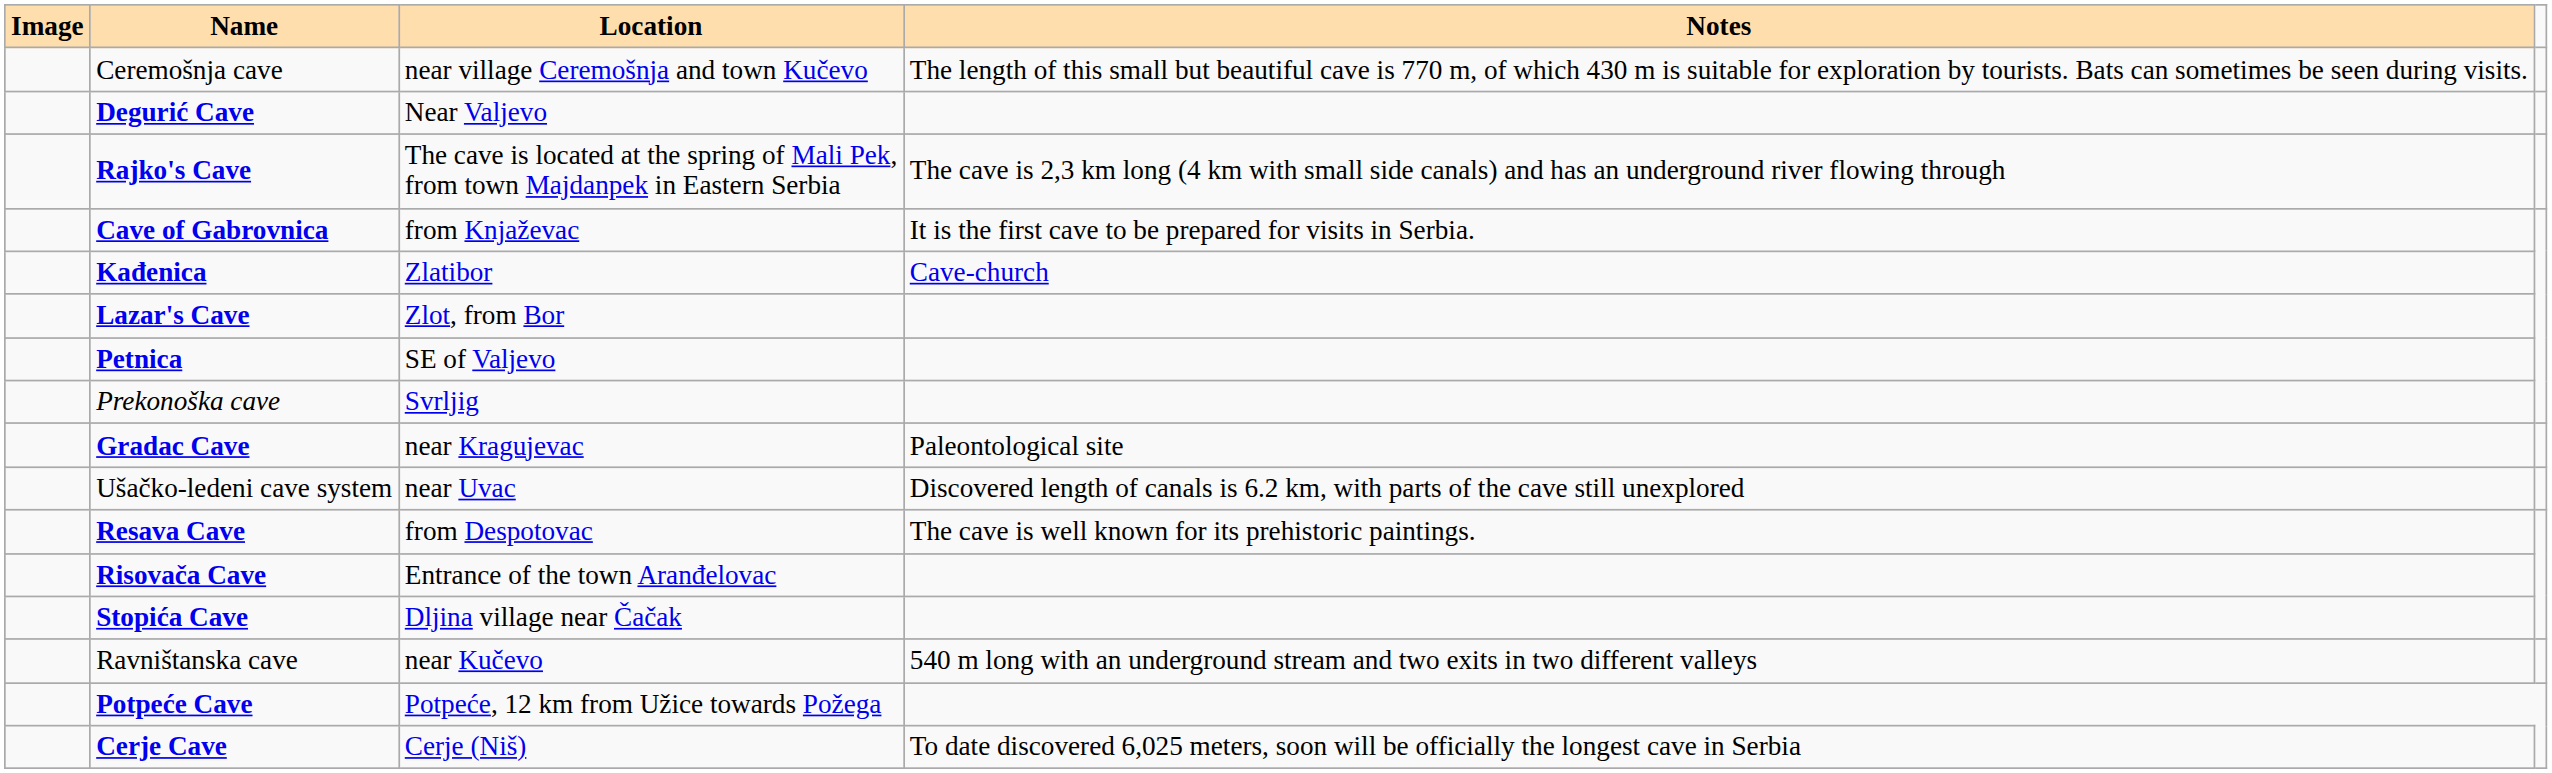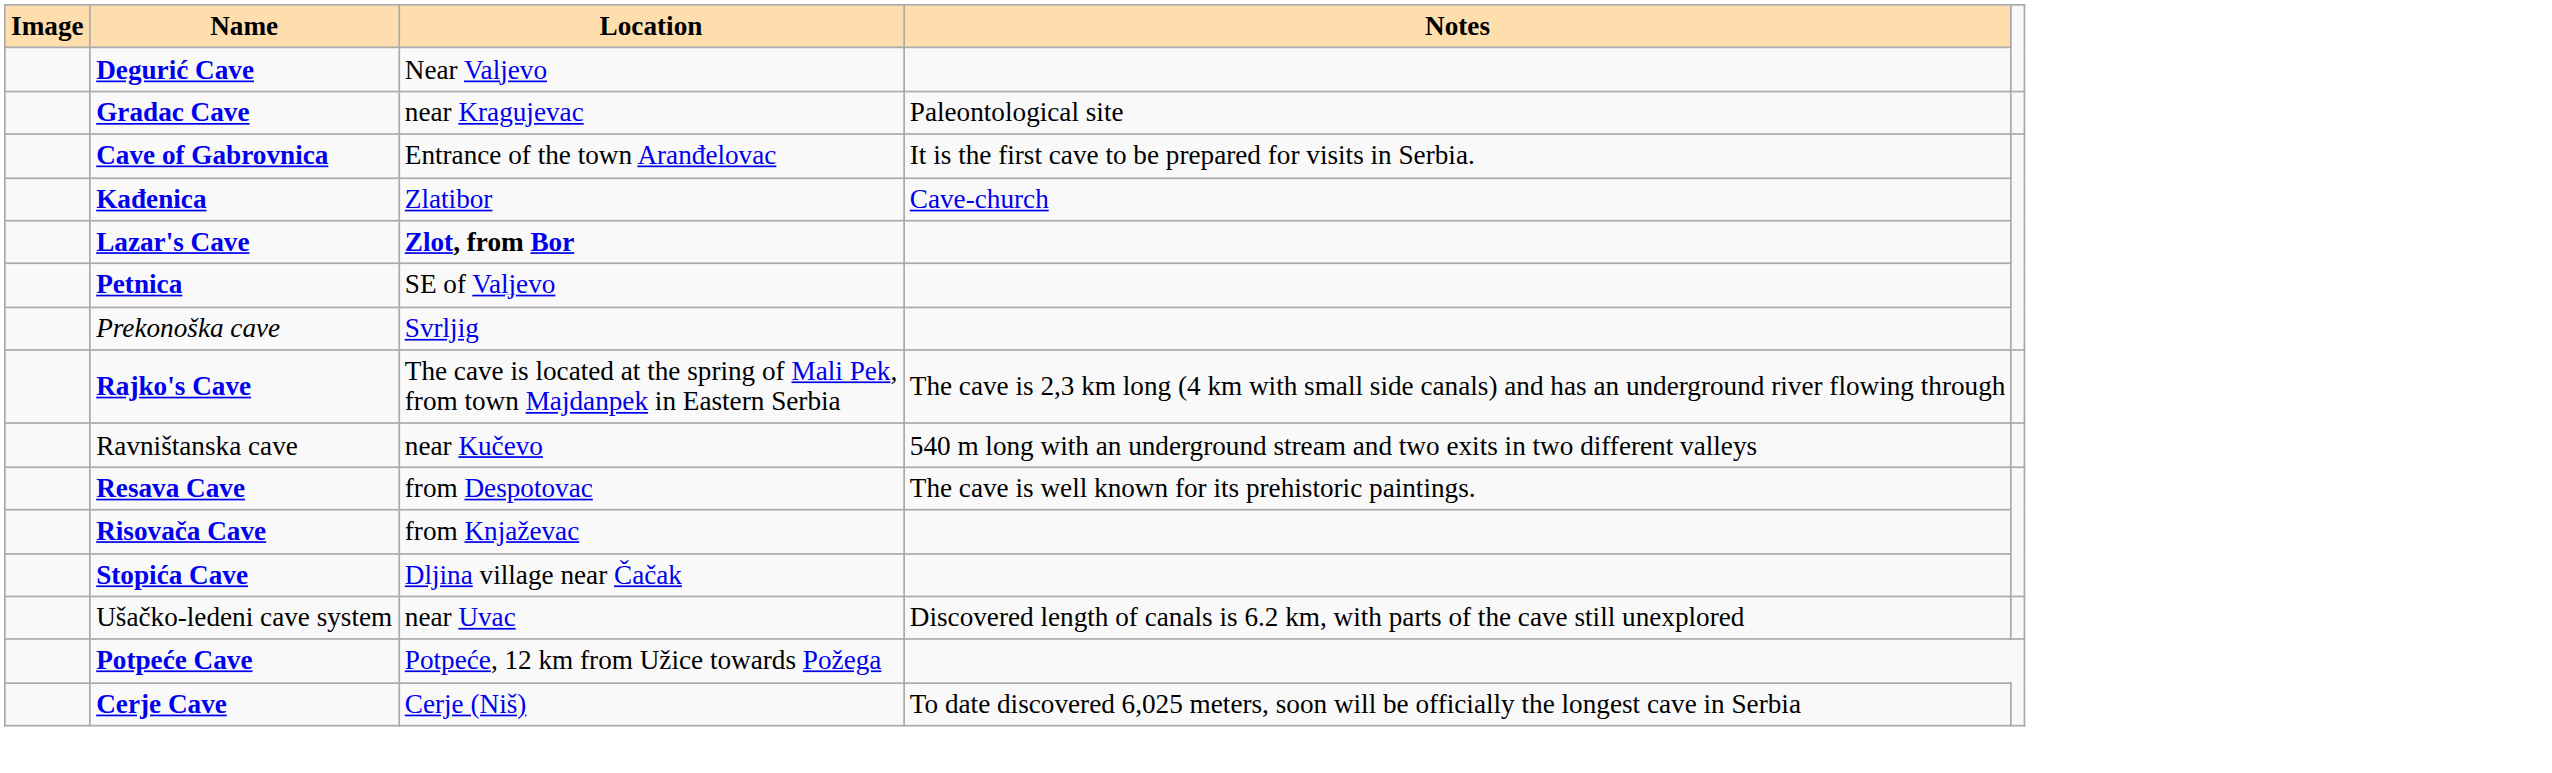- row: (189, 69)
rows swapped: (173, 444) <-> (174, 170)
(492, 229) from Knjaževac -> (591, 155) Entrance of the town Aranđelovac
(484, 315) normal -> (490, 241) bold
rows swapped: (197, 660) <-> (244, 488)
(591, 574) Entrance of the town Aranđelovac -> (492, 531) from Knjaževac
